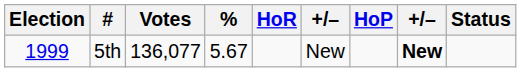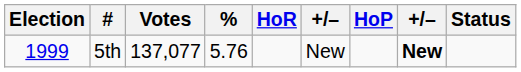(165, 50) 136,077 -> (165, 50) 137,077
(229, 50) 5.67 -> (229, 50) 5.76
